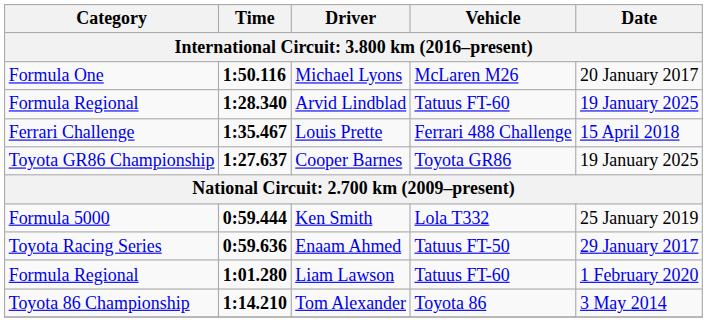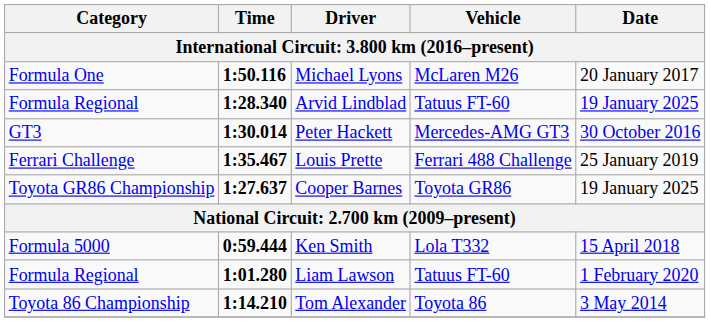+ row: (344, 132)
(630, 132) 15 April 2018 -> (639, 160) 25 January 2019
(639, 217) 25 January 2019 -> (630, 246) 15 April 2018
- row: (348, 246)
